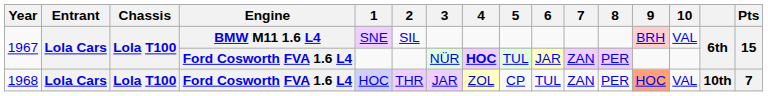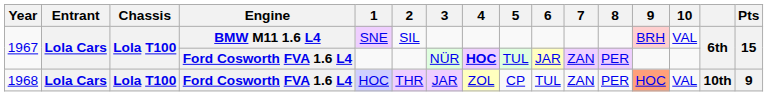(749, 81) 7 -> (749, 81) 9
